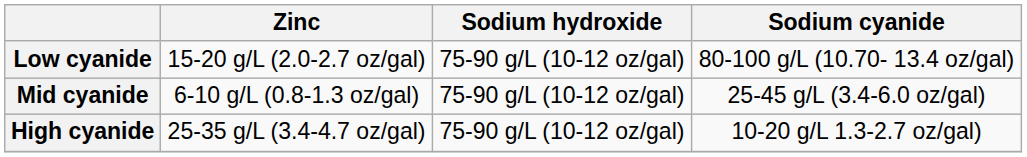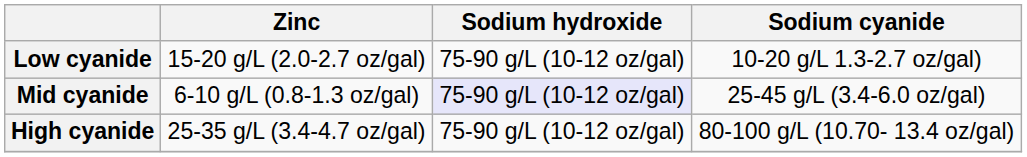(856, 59) 80-100 g/L (10.70- 13.4 oz/gal) -> (857, 59) 10-20 g/L 1.3-2.7 oz/gal)
(562, 95) no background -> (562, 95) lavender background
(857, 132) 10-20 g/L 1.3-2.7 oz/gal) -> (856, 132) 80-100 g/L (10.70- 13.4 oz/gal)
